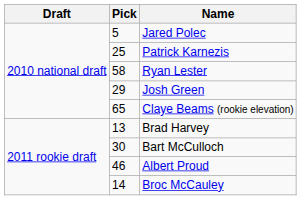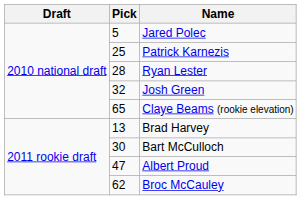(119, 71) 58 -> (119, 71) 28
(119, 90) 29 -> (119, 90) 32
(119, 166) 46 -> (119, 166) 47
(119, 185) 14 -> (119, 185) 62
